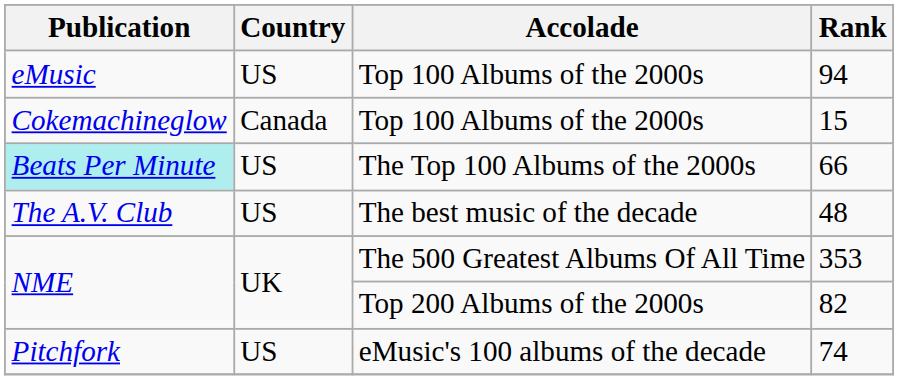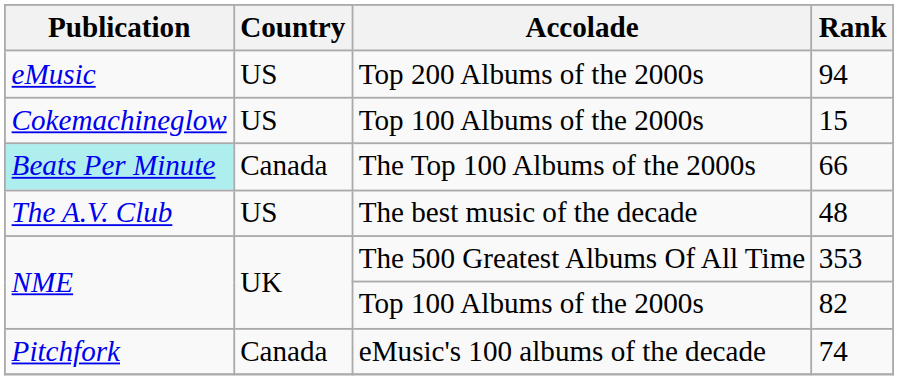(531, 73) Top 100 Albums of the 2000s -> (531, 73) Top 200 Albums of the 2000s
(284, 119) Canada -> (259, 119) US
(259, 166) US -> (284, 166) Canada
(531, 304) Top 200 Albums of the 2000s -> (531, 304) Top 100 Albums of the 2000s
(259, 350) US -> (284, 350) Canada
